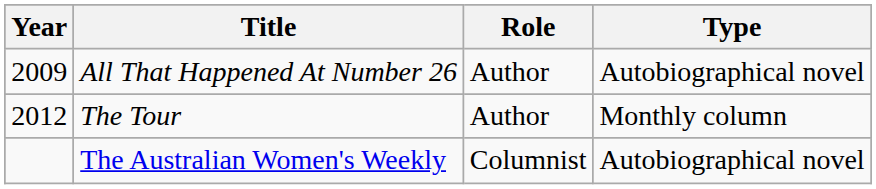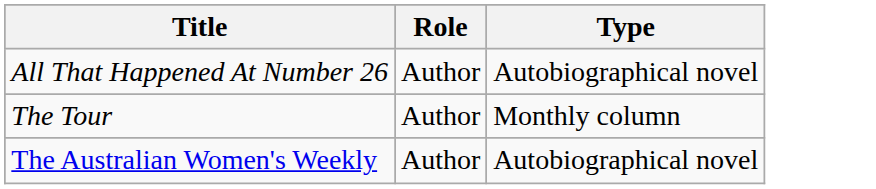- column: (39, 26)
(528, 159) Columnist -> (441, 159) Author
